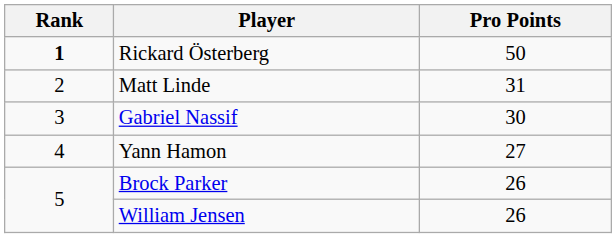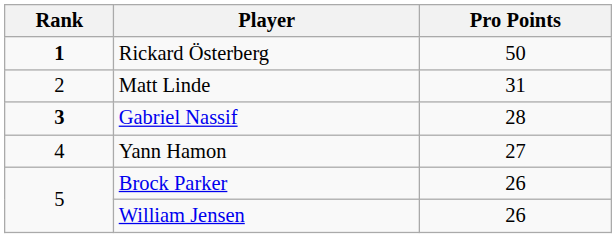(59, 118) normal -> (59, 118) bold
(515, 118) 30 -> (515, 118) 28
